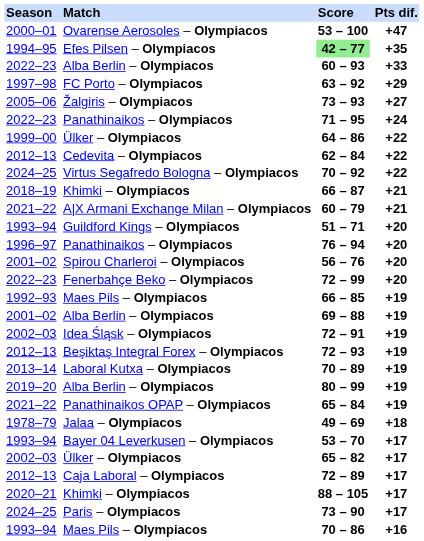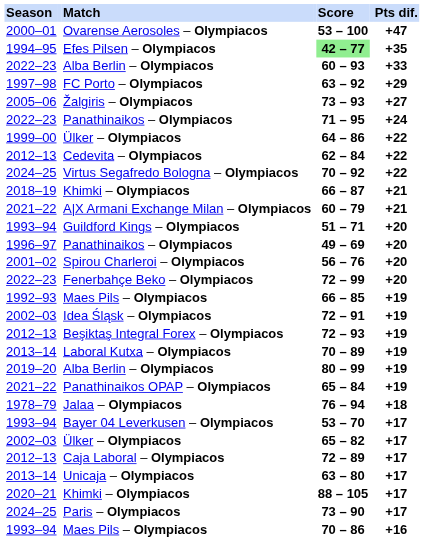(343, 244) 76 – 94 -> (343, 244) 49 – 69
- row: (31, 315)
(343, 422) 49 – 69 -> (343, 405) 76 – 94
+ row: (31, 476)
